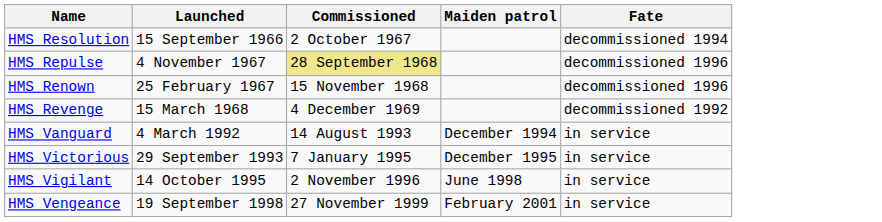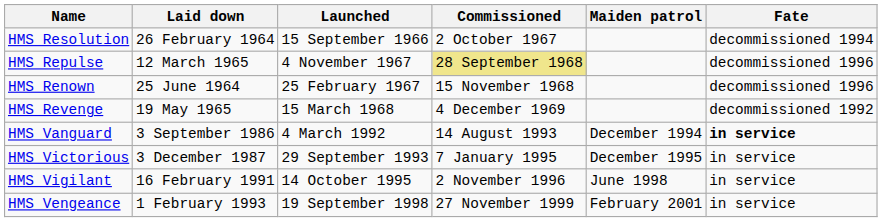+ column: (205, 16)
(607, 134) normal -> (752, 134) bold
